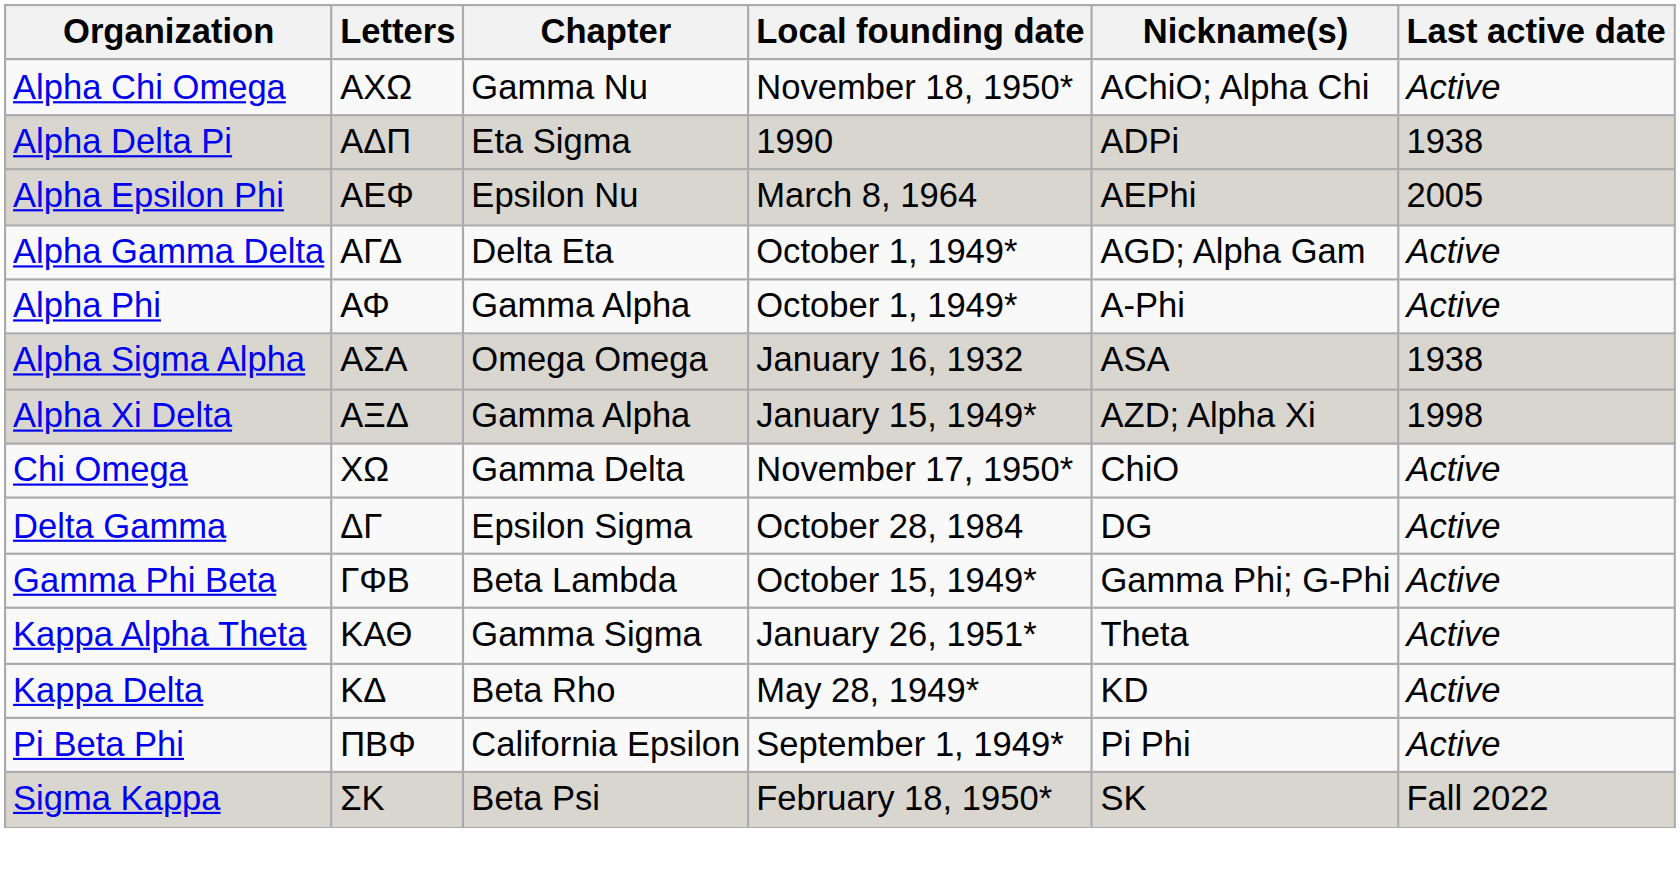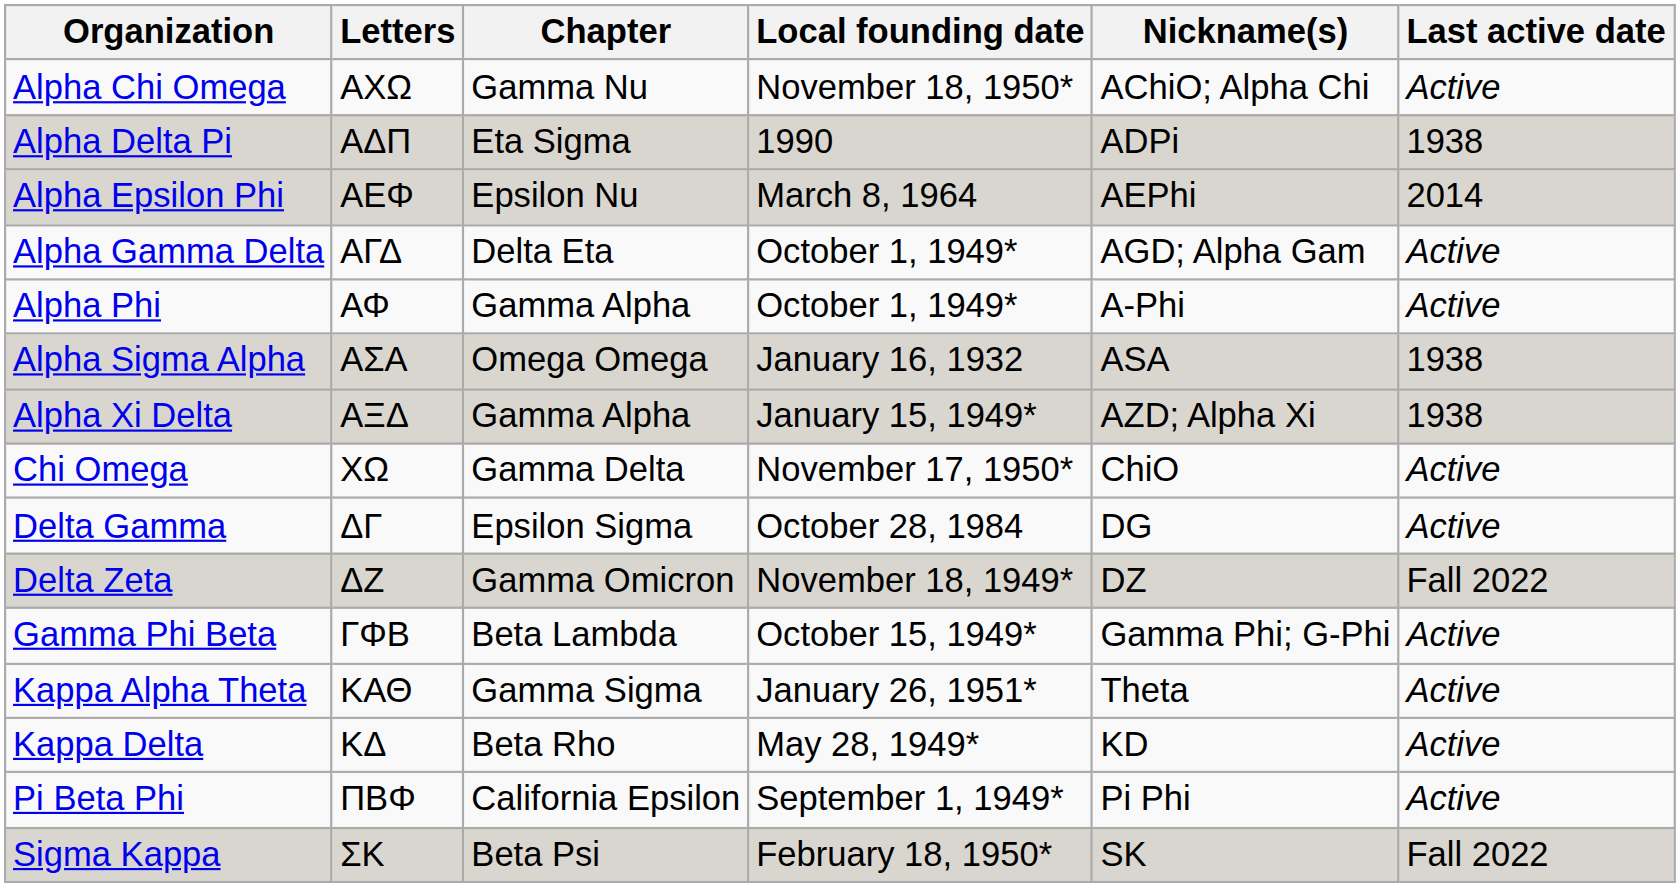(1445, 196) 2005 -> (1445, 196) 2014
(1445, 415) 1998 -> (1445, 415) 1938
+ row: (93, 580)
